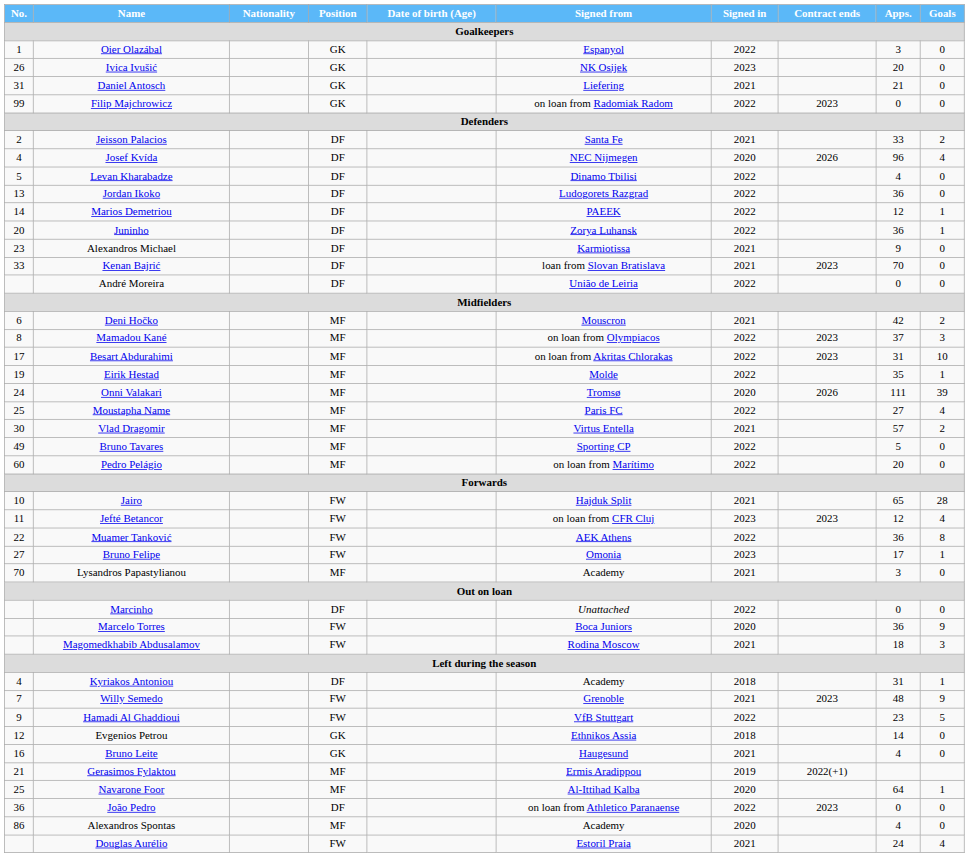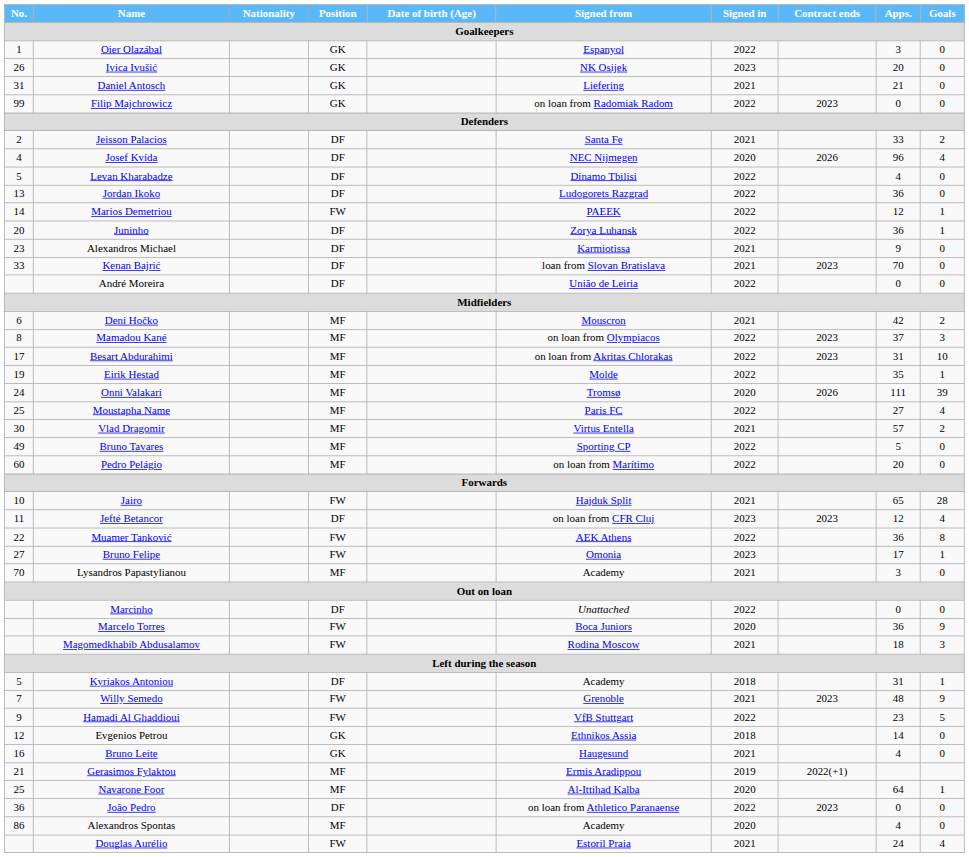(338, 212) DF -> (338, 212) FW
(338, 519) FW -> (338, 519) DF
(19, 681) 4 -> (19, 681) 5
